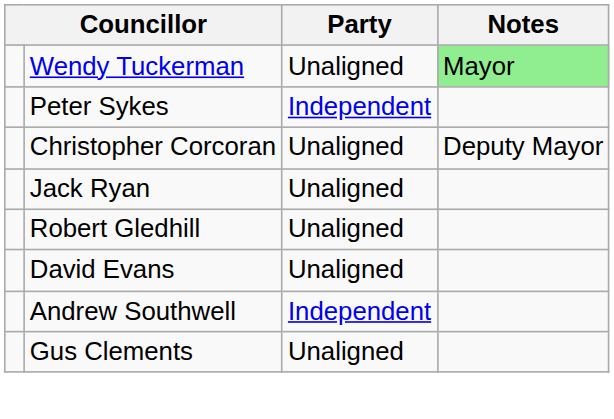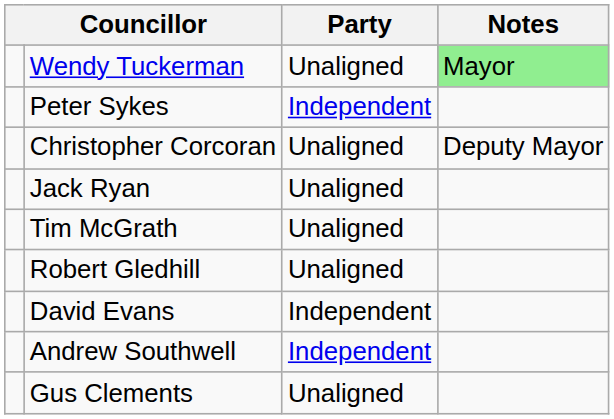+ row: (104, 229)
(346, 270) Unaligned -> (360, 310) Independent
